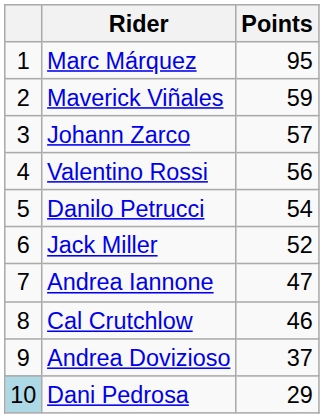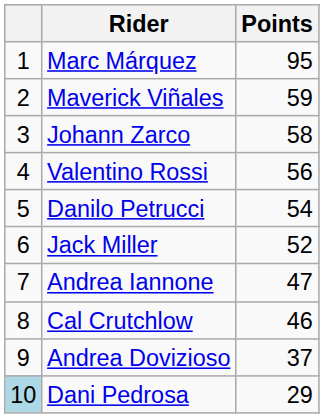(300, 135) 57 -> (300, 135) 58
